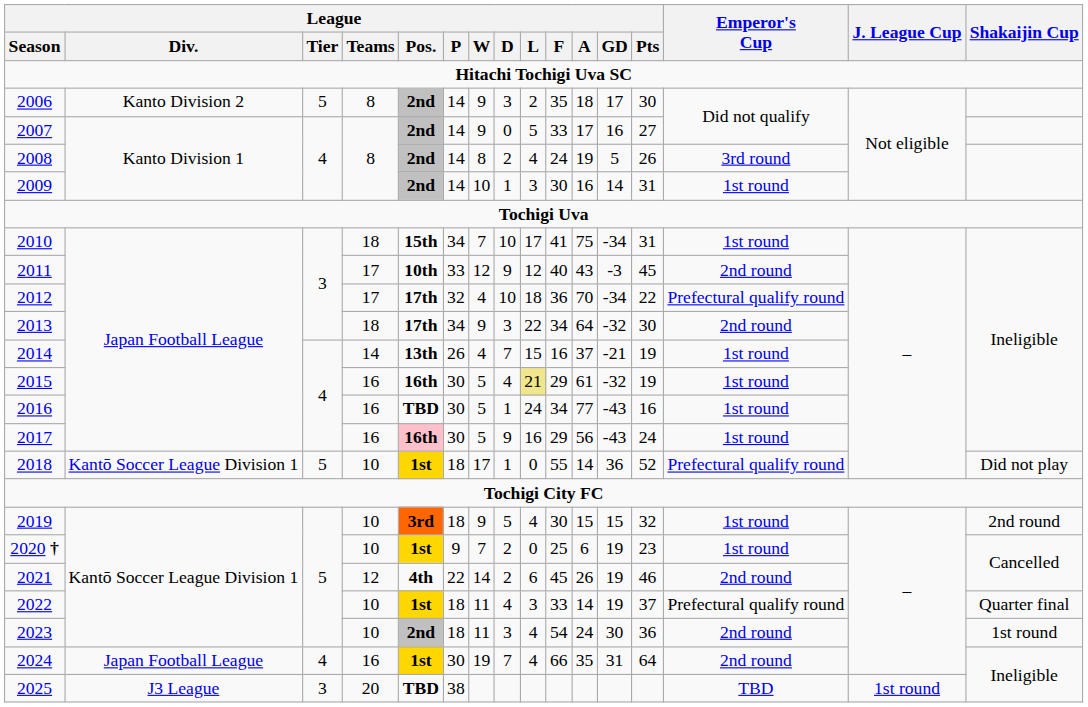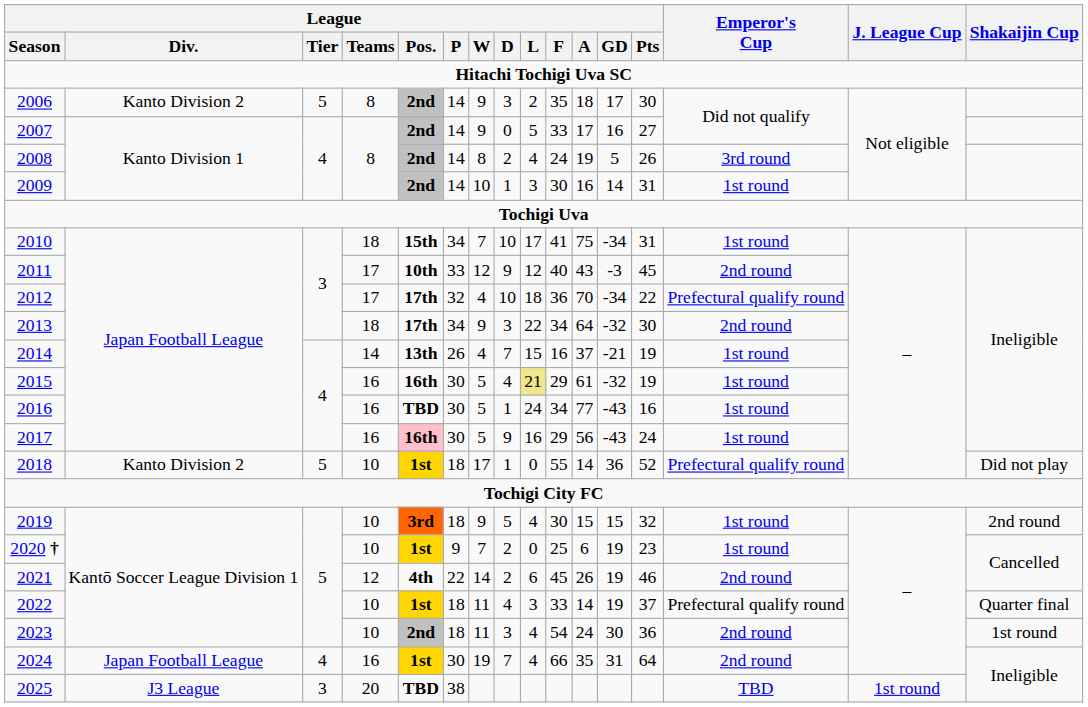(183, 465) Kantō Soccer League Division 1 -> (183, 465) Kanto Division 2
